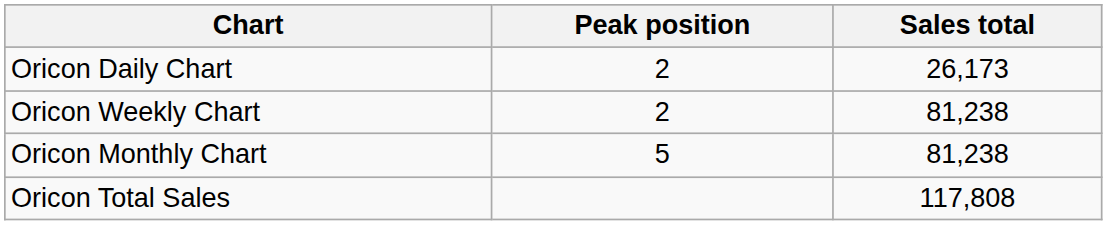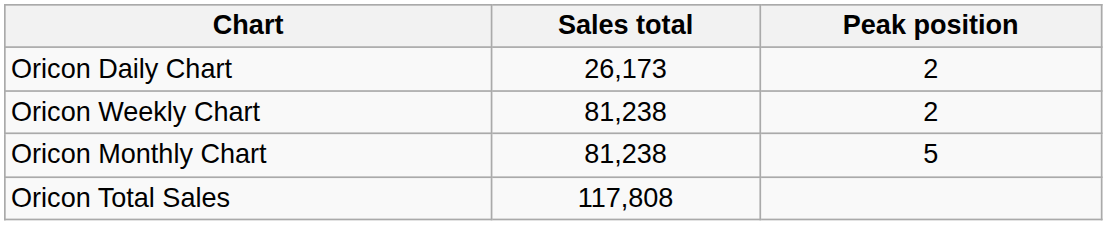columns swapped: (662, 25) <-> (967, 25)
